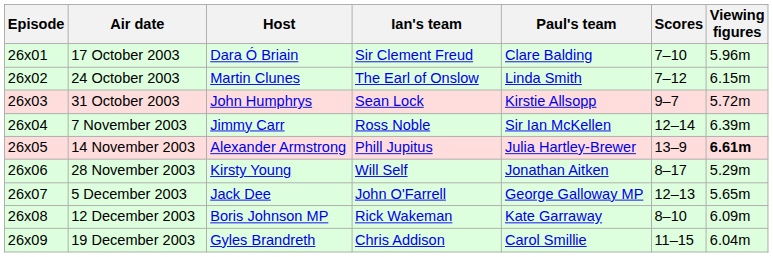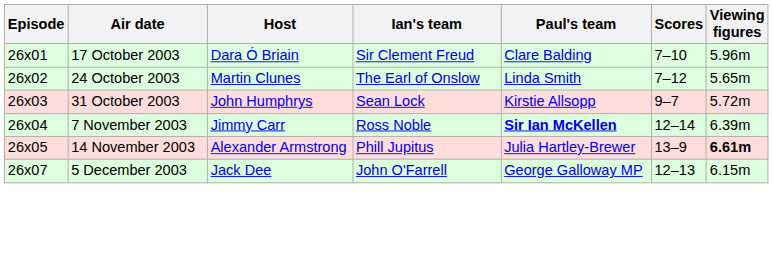(730, 78) 6.15m -> (730, 78) 5.65m
(558, 124) normal -> (560, 124) bold
- row: (133, 170)
(730, 194) 5.65m -> (730, 170) 6.15m
- row: (133, 217)
- row: (133, 240)
